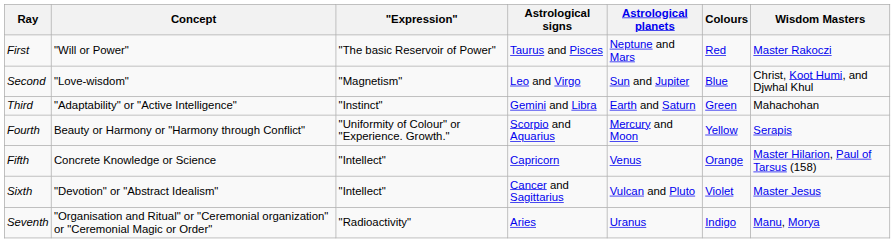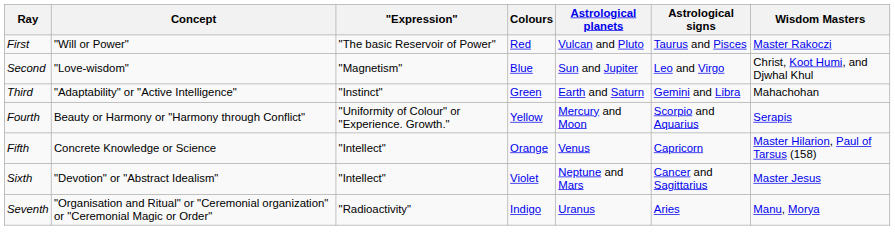columns swapped: (727, 19) <-> (557, 19)
(642, 50) Neptune and Mars -> (601, 44) Vulcan and Pluto
(652, 191) Vulcan and Pluto -> (591, 179) Neptune and Mars
